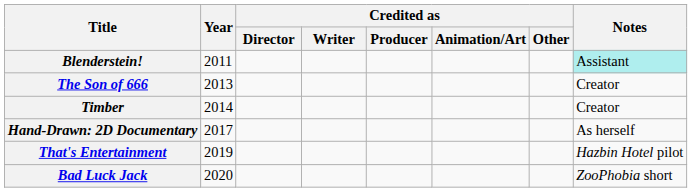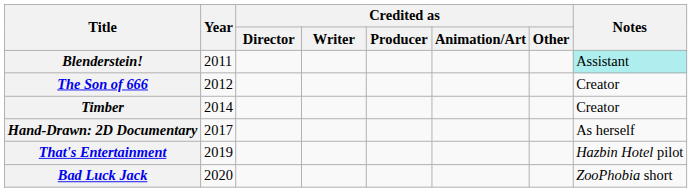(218, 84) 2013 -> (218, 84) 2012
